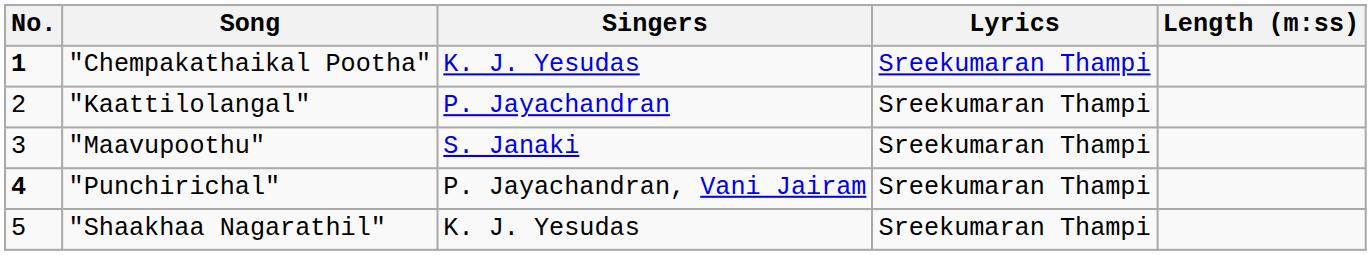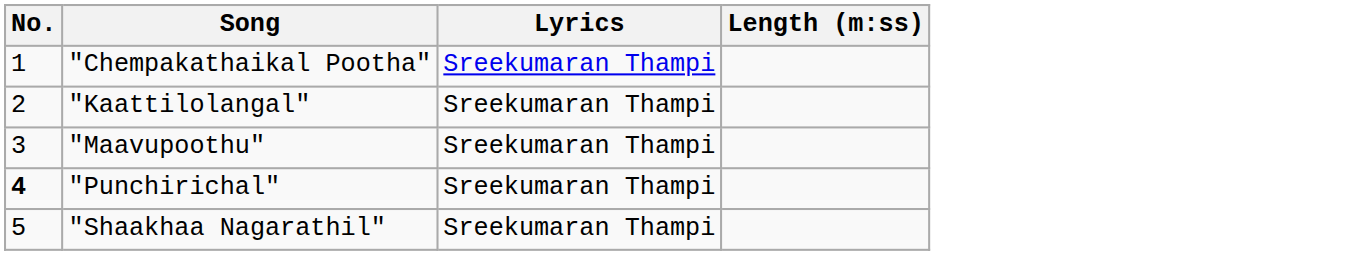- column: (655, 26)
(19, 66) bold -> (19, 66) normal
